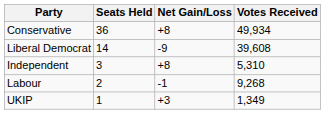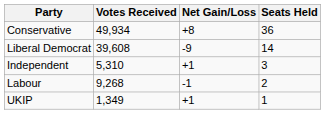columns swapped: (124, 13) <-> (277, 13)
(164, 65) +8 -> (188, 65) +1
(164, 100) +3 -> (188, 100) +1
